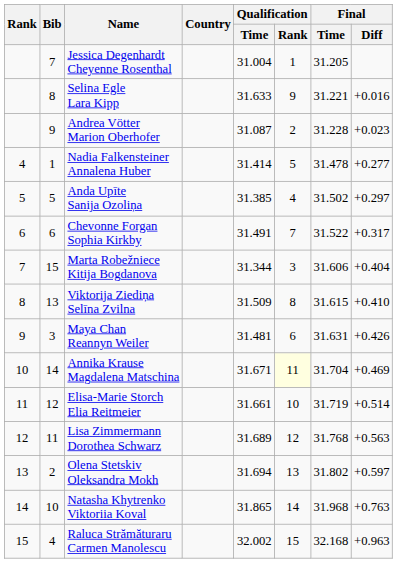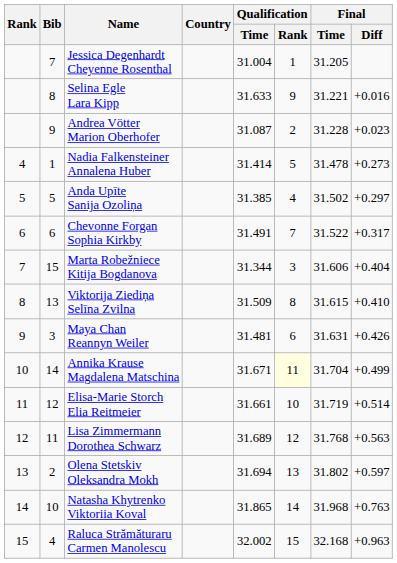(372, 164) +0.277 -> (372, 164) +0.273
(372, 370) +0.469 -> (372, 370) +0.499
